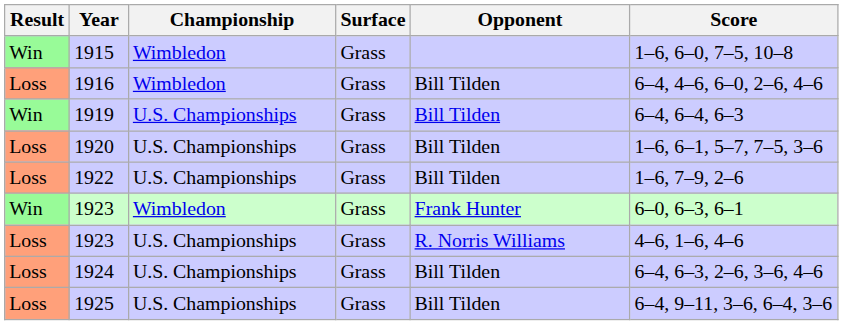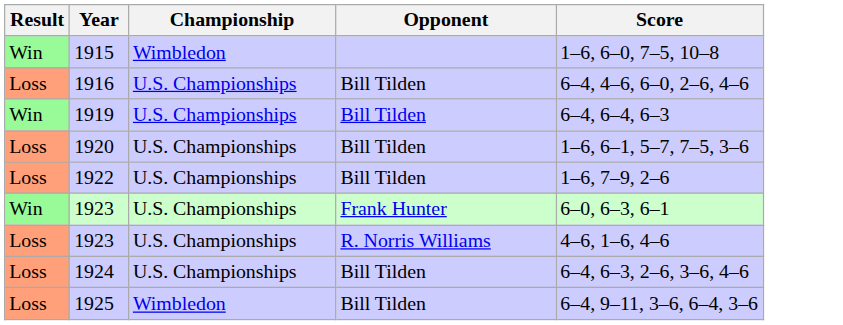- column: (373, 20)
(179, 83) Wimbledon -> (215, 83) U.S. Championships
(179, 209) Wimbledon -> (215, 209) U.S. Championships
(215, 303) U.S. Championships -> (179, 303) Wimbledon
